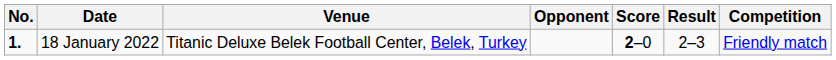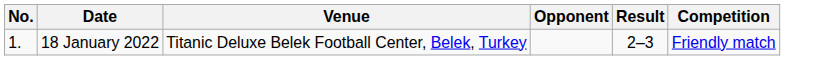- column: (638, 17)
(15, 42) bold -> (15, 42) normal
